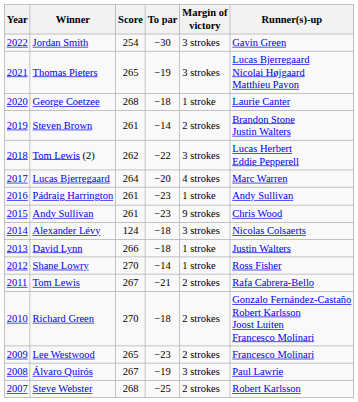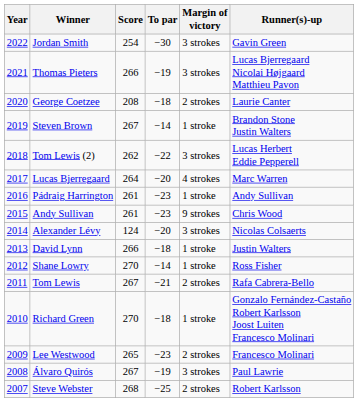(131, 72) 265 -> (131, 72) 266
(131, 102) 268 -> (131, 102) 208
(199, 102) 1 stroke -> (201, 102) 2 strokes
(131, 125) 261 -> (131, 125) 267
(201, 125) 2 strokes -> (199, 125) 1 stroke
(163, 231) −18 -> (163, 231) −20
(201, 318) 2 strokes -> (199, 318) 1 stroke
